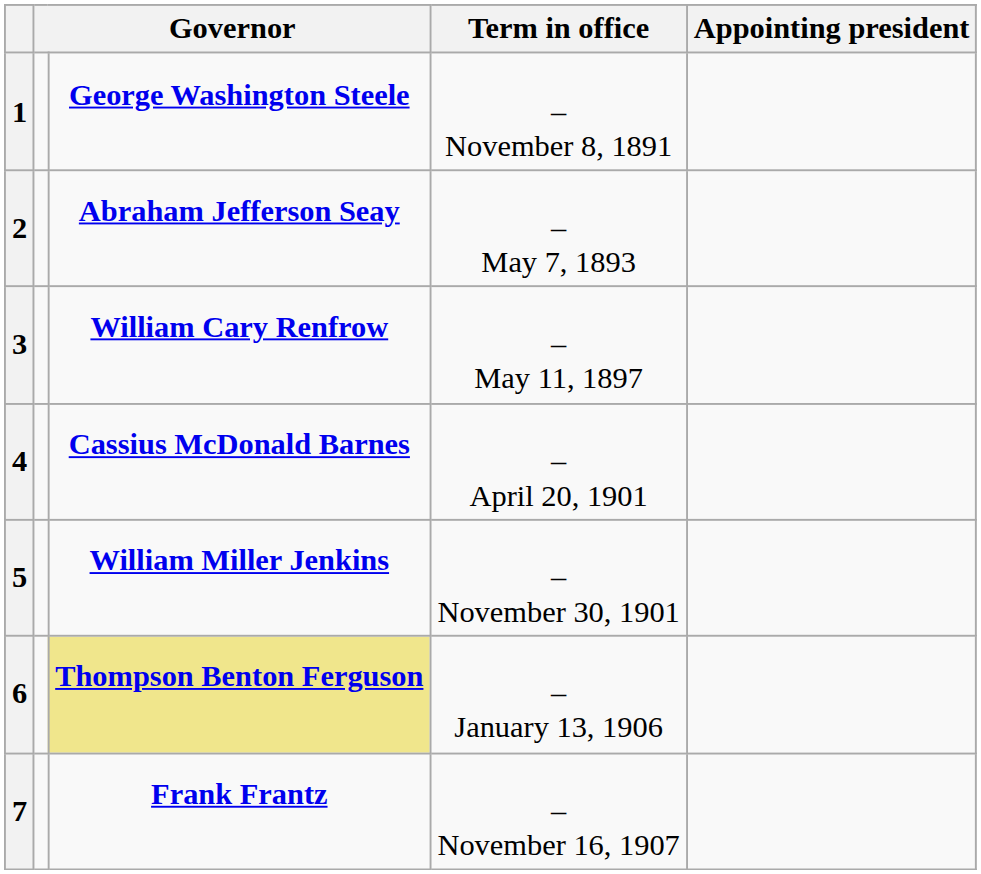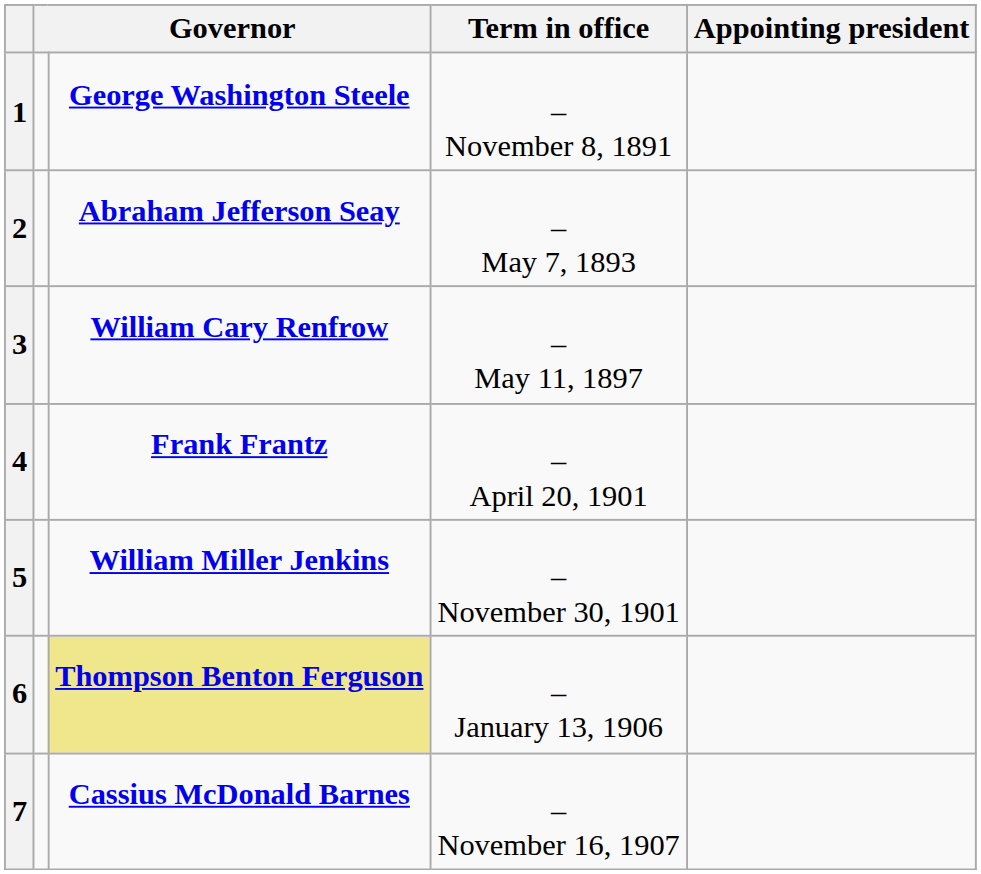(239, 443) Cassius McDonald Barnes -> (239, 443) Frank Frantz
(239, 793) Frank Frantz -> (239, 793) Cassius McDonald Barnes
